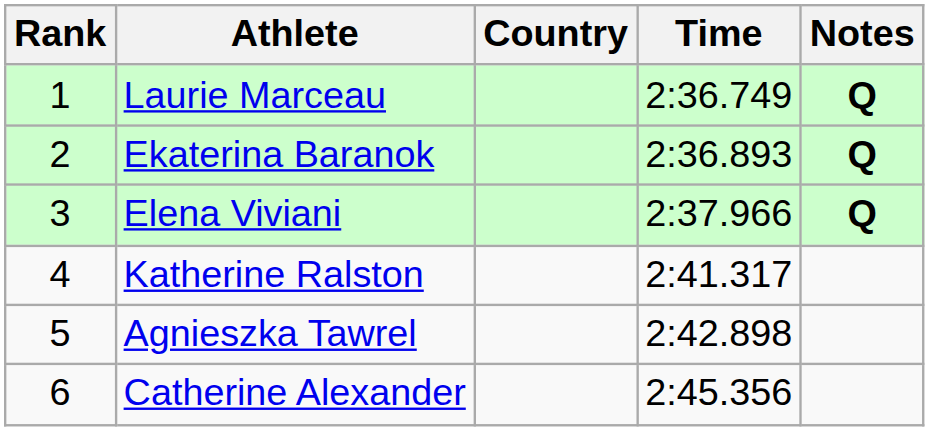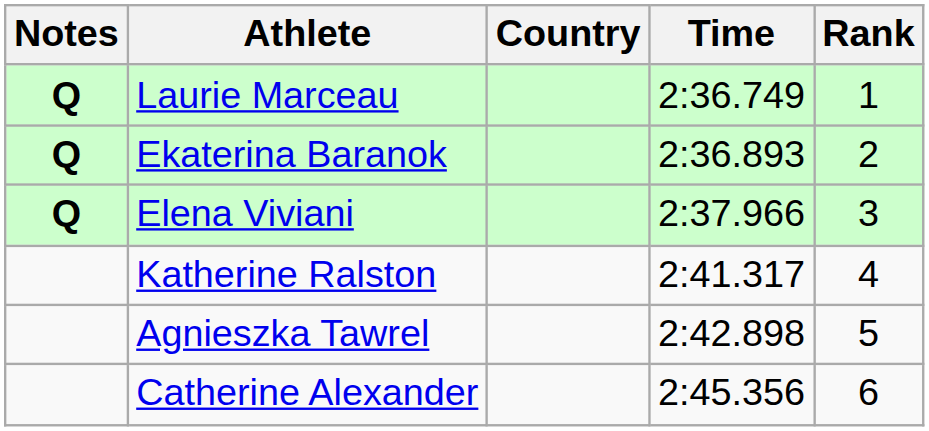columns swapped: (60, 34) <-> (862, 34)
